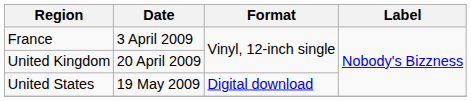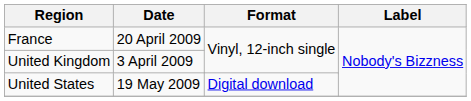(155, 38) 3 April 2009 -> (159, 38) 20 April 2009
(159, 61) 20 April 2009 -> (155, 61) 3 April 2009
